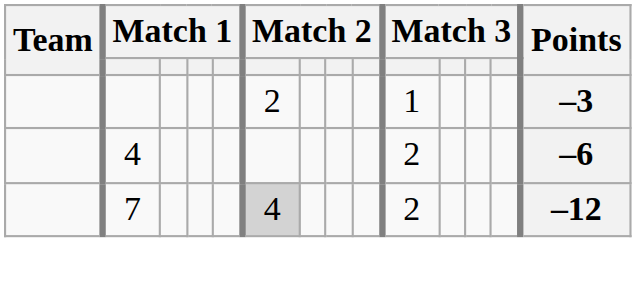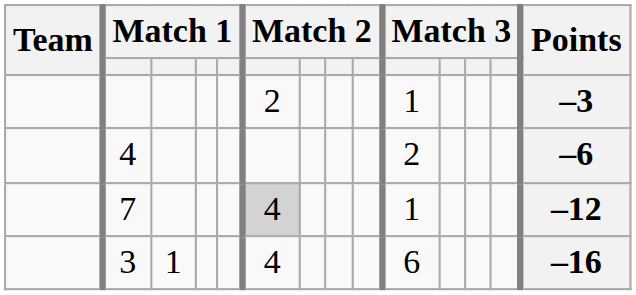(412, 208) 2 -> (412, 208) 1
+ row: (128, 262)
